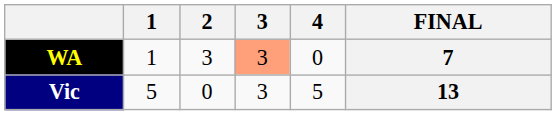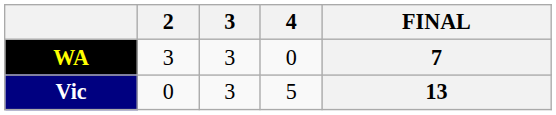- column: (152, 22)
(262, 57) lightsalmon background -> (230, 57) no background
